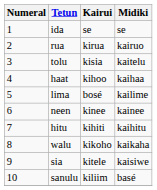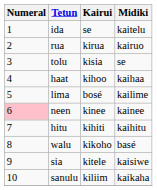(121, 29) se -> (131, 29) kaitelu
(131, 62) kaitelu -> (121, 62) se
(9, 111) no background -> (9, 111) pink background
(133, 144) kaikaha -> (126, 144) basé
(126, 177) basé -> (133, 177) kaikaha
